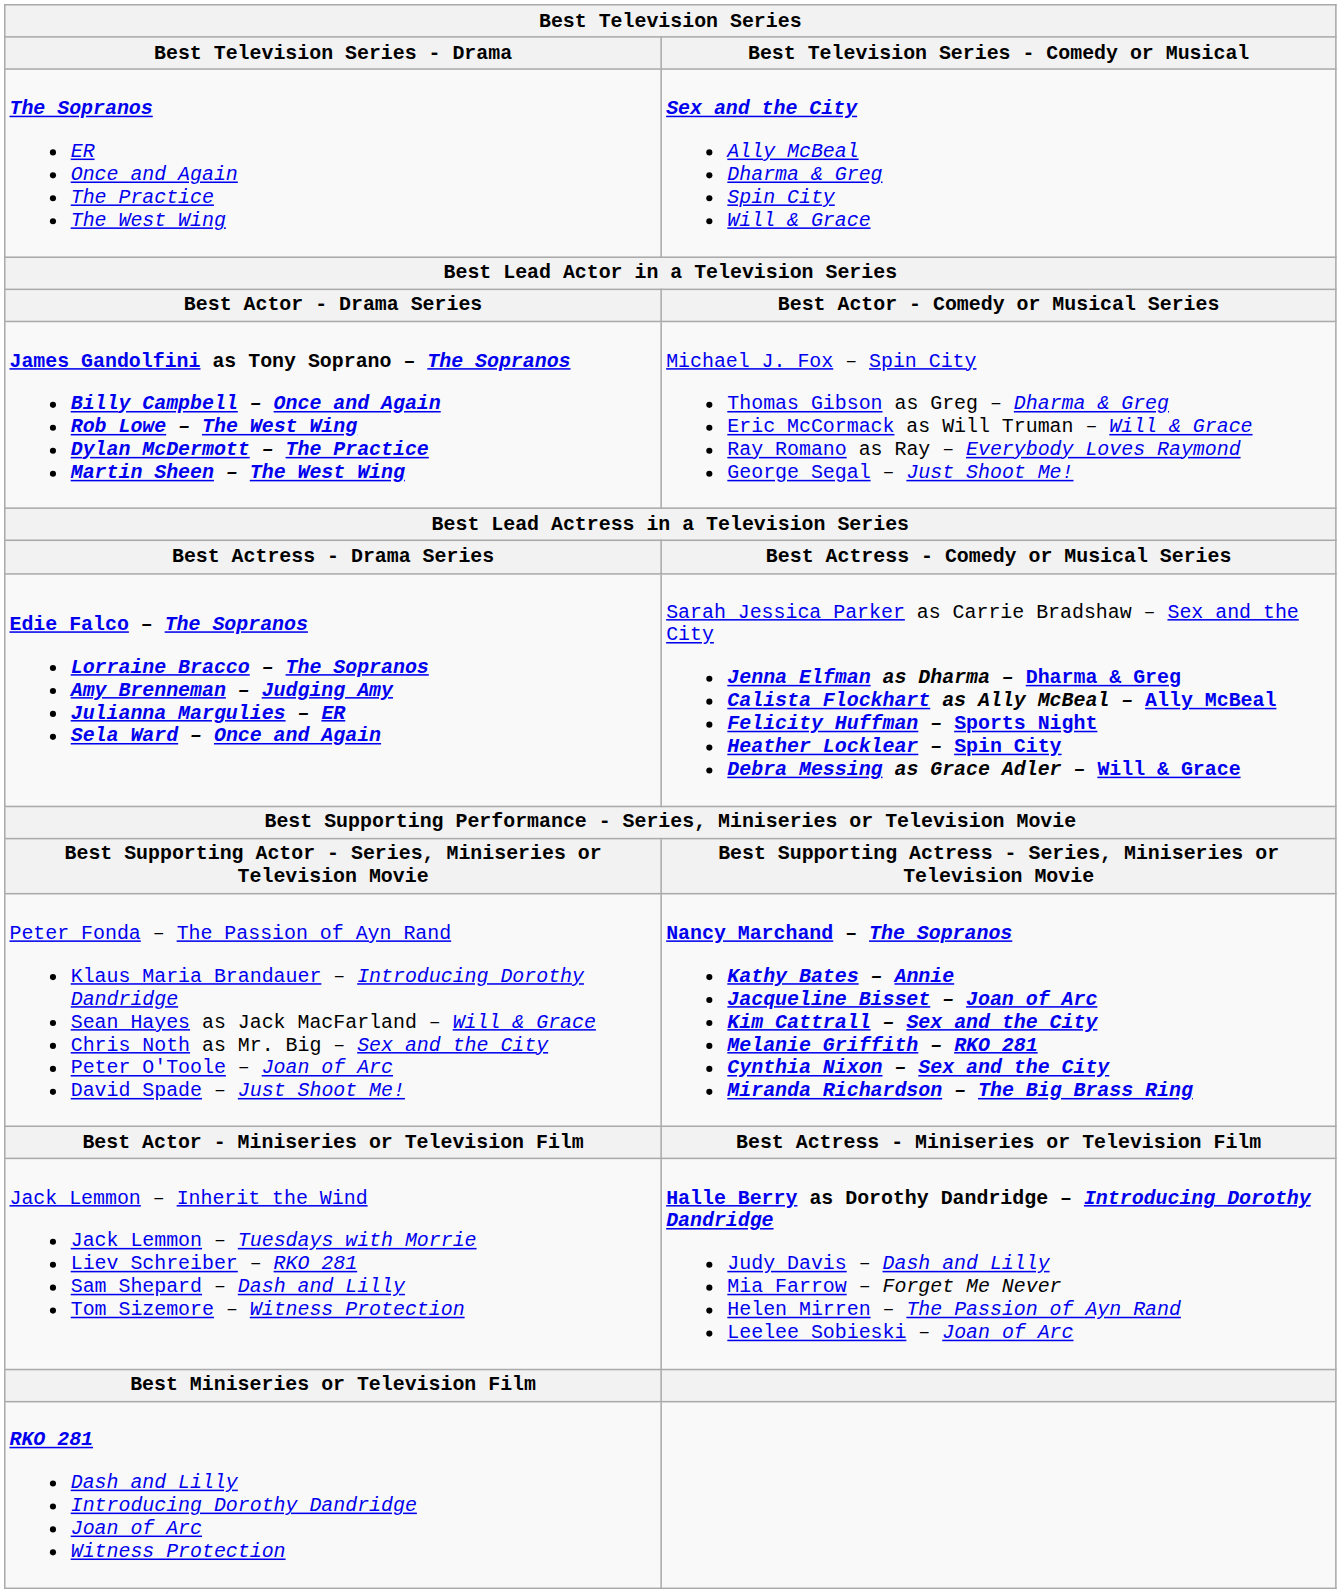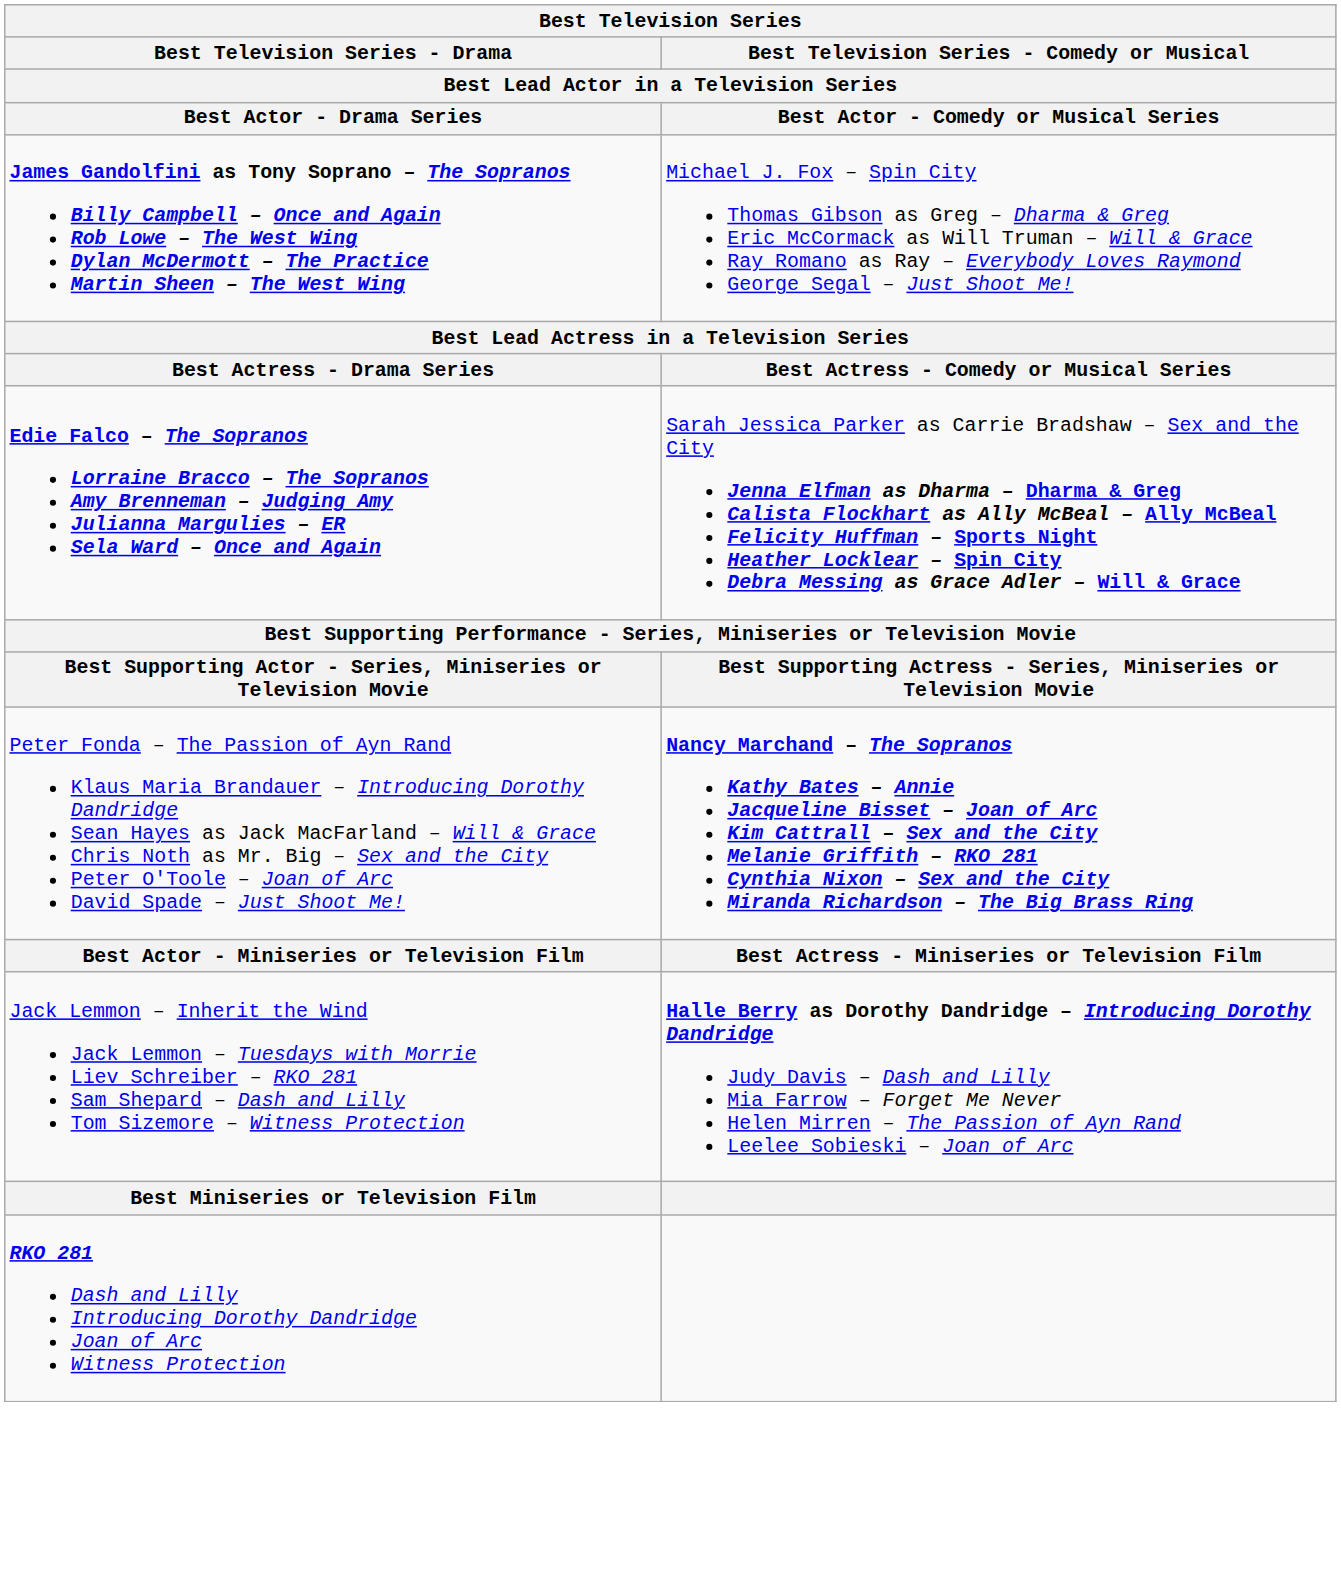- row: (333, 165)
